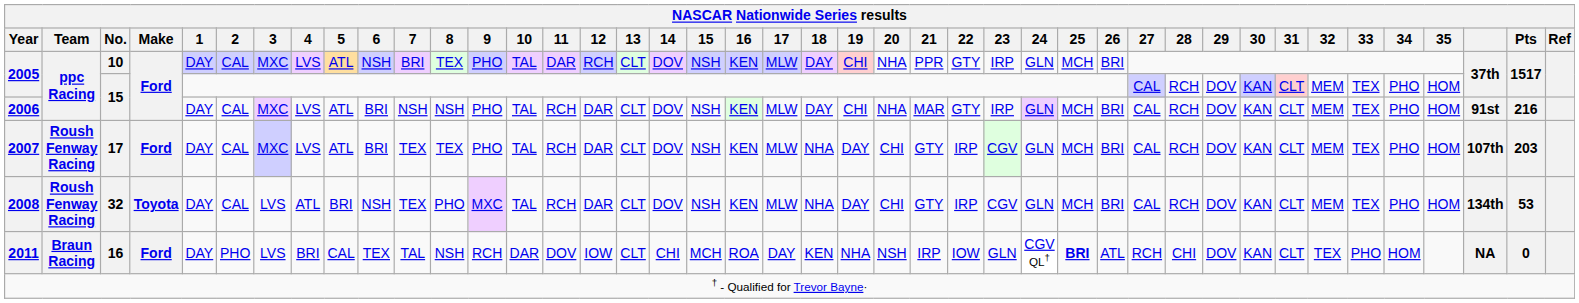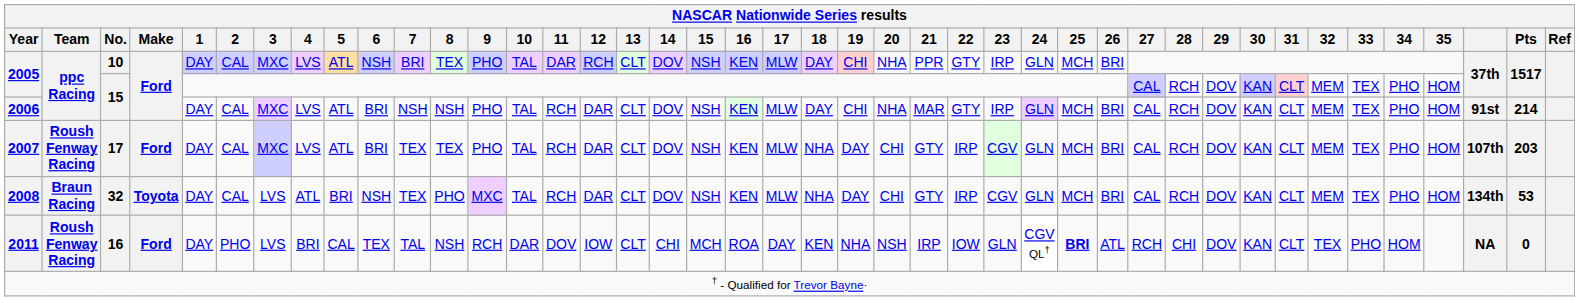(1526, 109) 216 -> (1526, 109) 214
(72, 204) Roush Fenway Racing -> (72, 196) Braun Racing
(72, 253) Braun Racing -> (72, 244) Roush Fenway Racing
